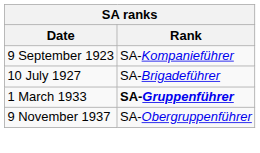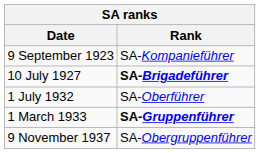(170, 76) normal -> (174, 76) bold
+ row: (41, 96)
